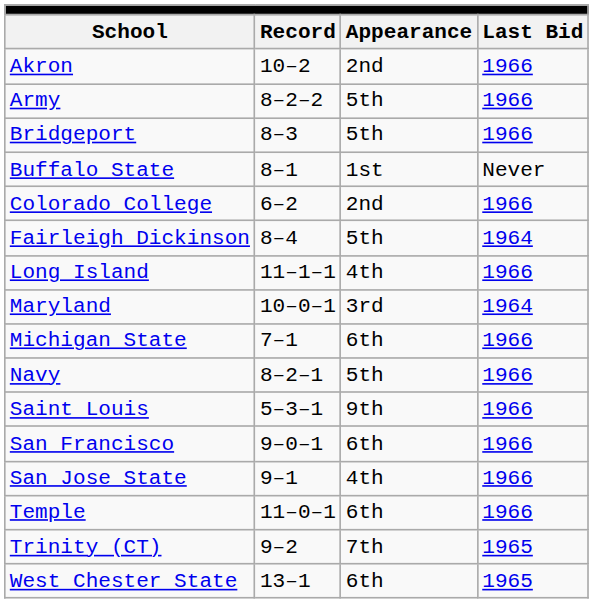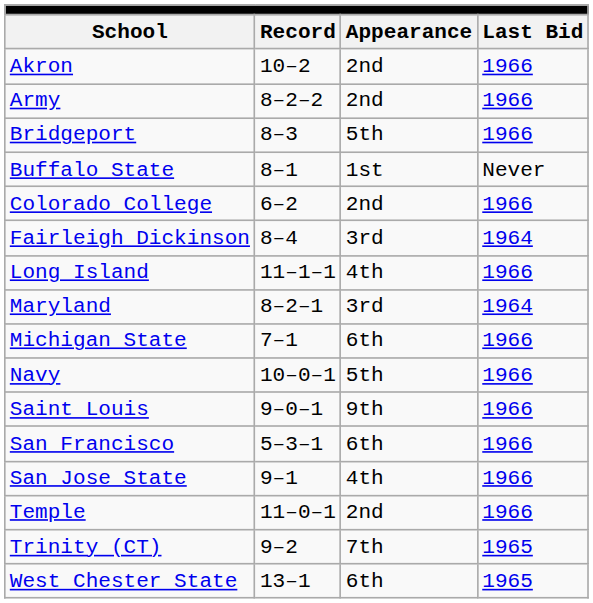(365, 101) 5th -> (365, 101) 2nd
(365, 238) 5th -> (365, 238) 3rd
(298, 307) 10–0–1 -> (292, 307) 8–2–1
(292, 375) 8–2–1 -> (298, 375) 10–0–1
(292, 410) 5–3–1 -> (292, 410) 9–0–1
(292, 444) 9–0–1 -> (292, 444) 5–3–1
(365, 513) 6th -> (365, 513) 2nd
